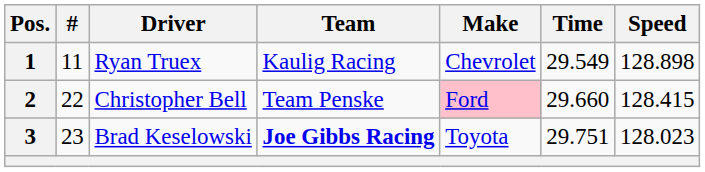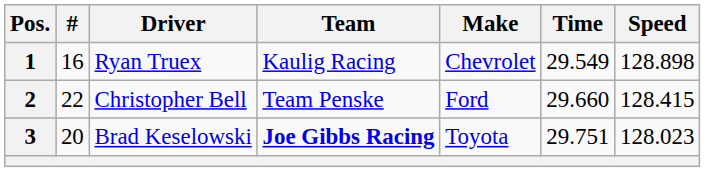(72, 61) 11 -> (72, 61) 16
(467, 99) pink background -> (467, 99) no background
(72, 137) 23 -> (72, 137) 20
